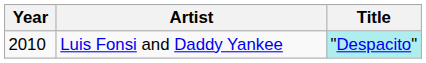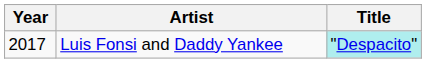(27, 44) 2010 -> (27, 44) 2017
